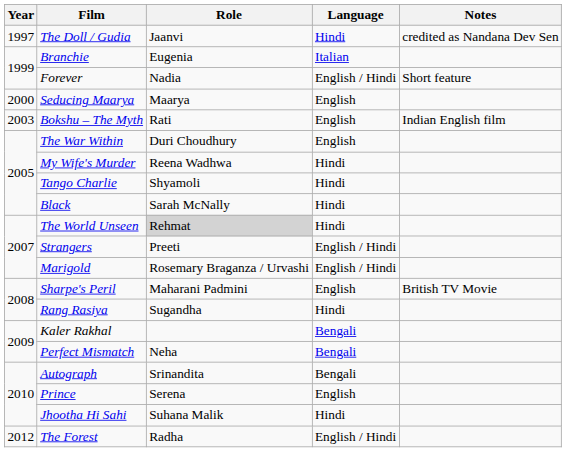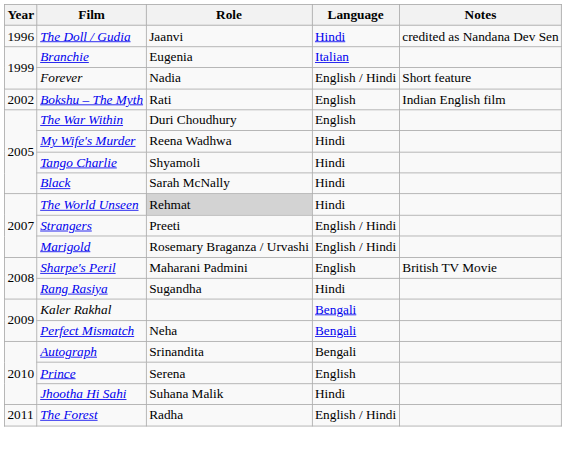(21, 36) 1997 -> (21, 36) 1996
- row: (87, 99)
(21, 120) 2003 -> (21, 99) 2002
(21, 436) 2012 -> (21, 415) 2011
